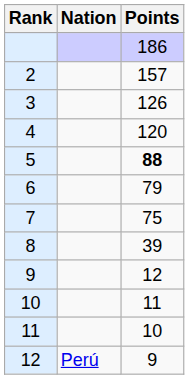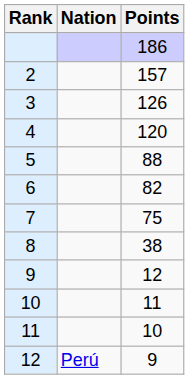(152, 160) bold -> (152, 160) normal
(152, 189) 79 -> (152, 189) 82
(152, 246) 39 -> (152, 246) 38
